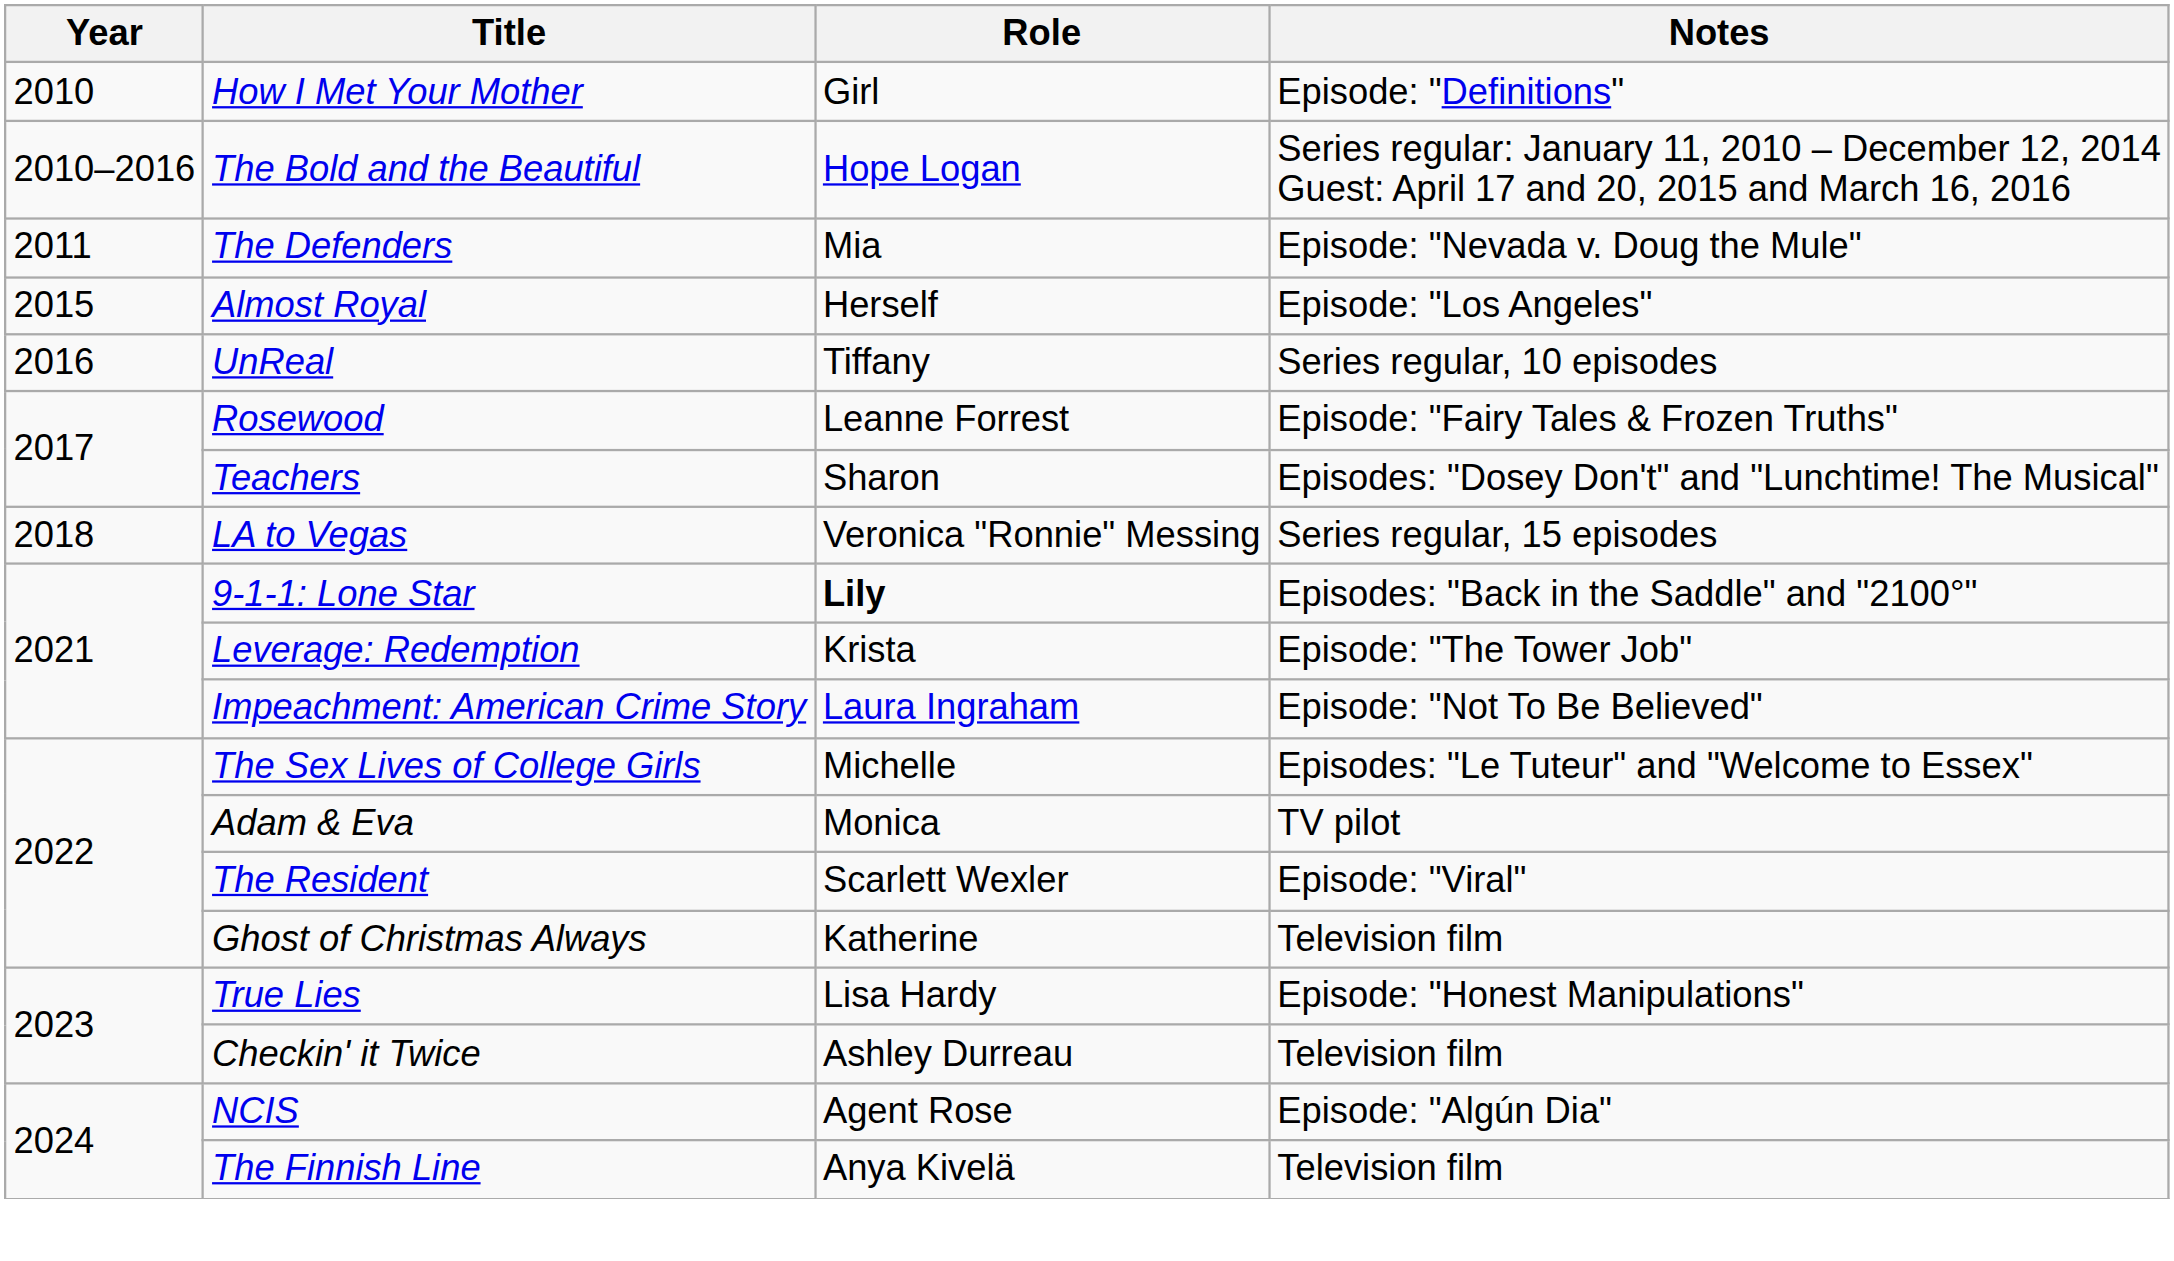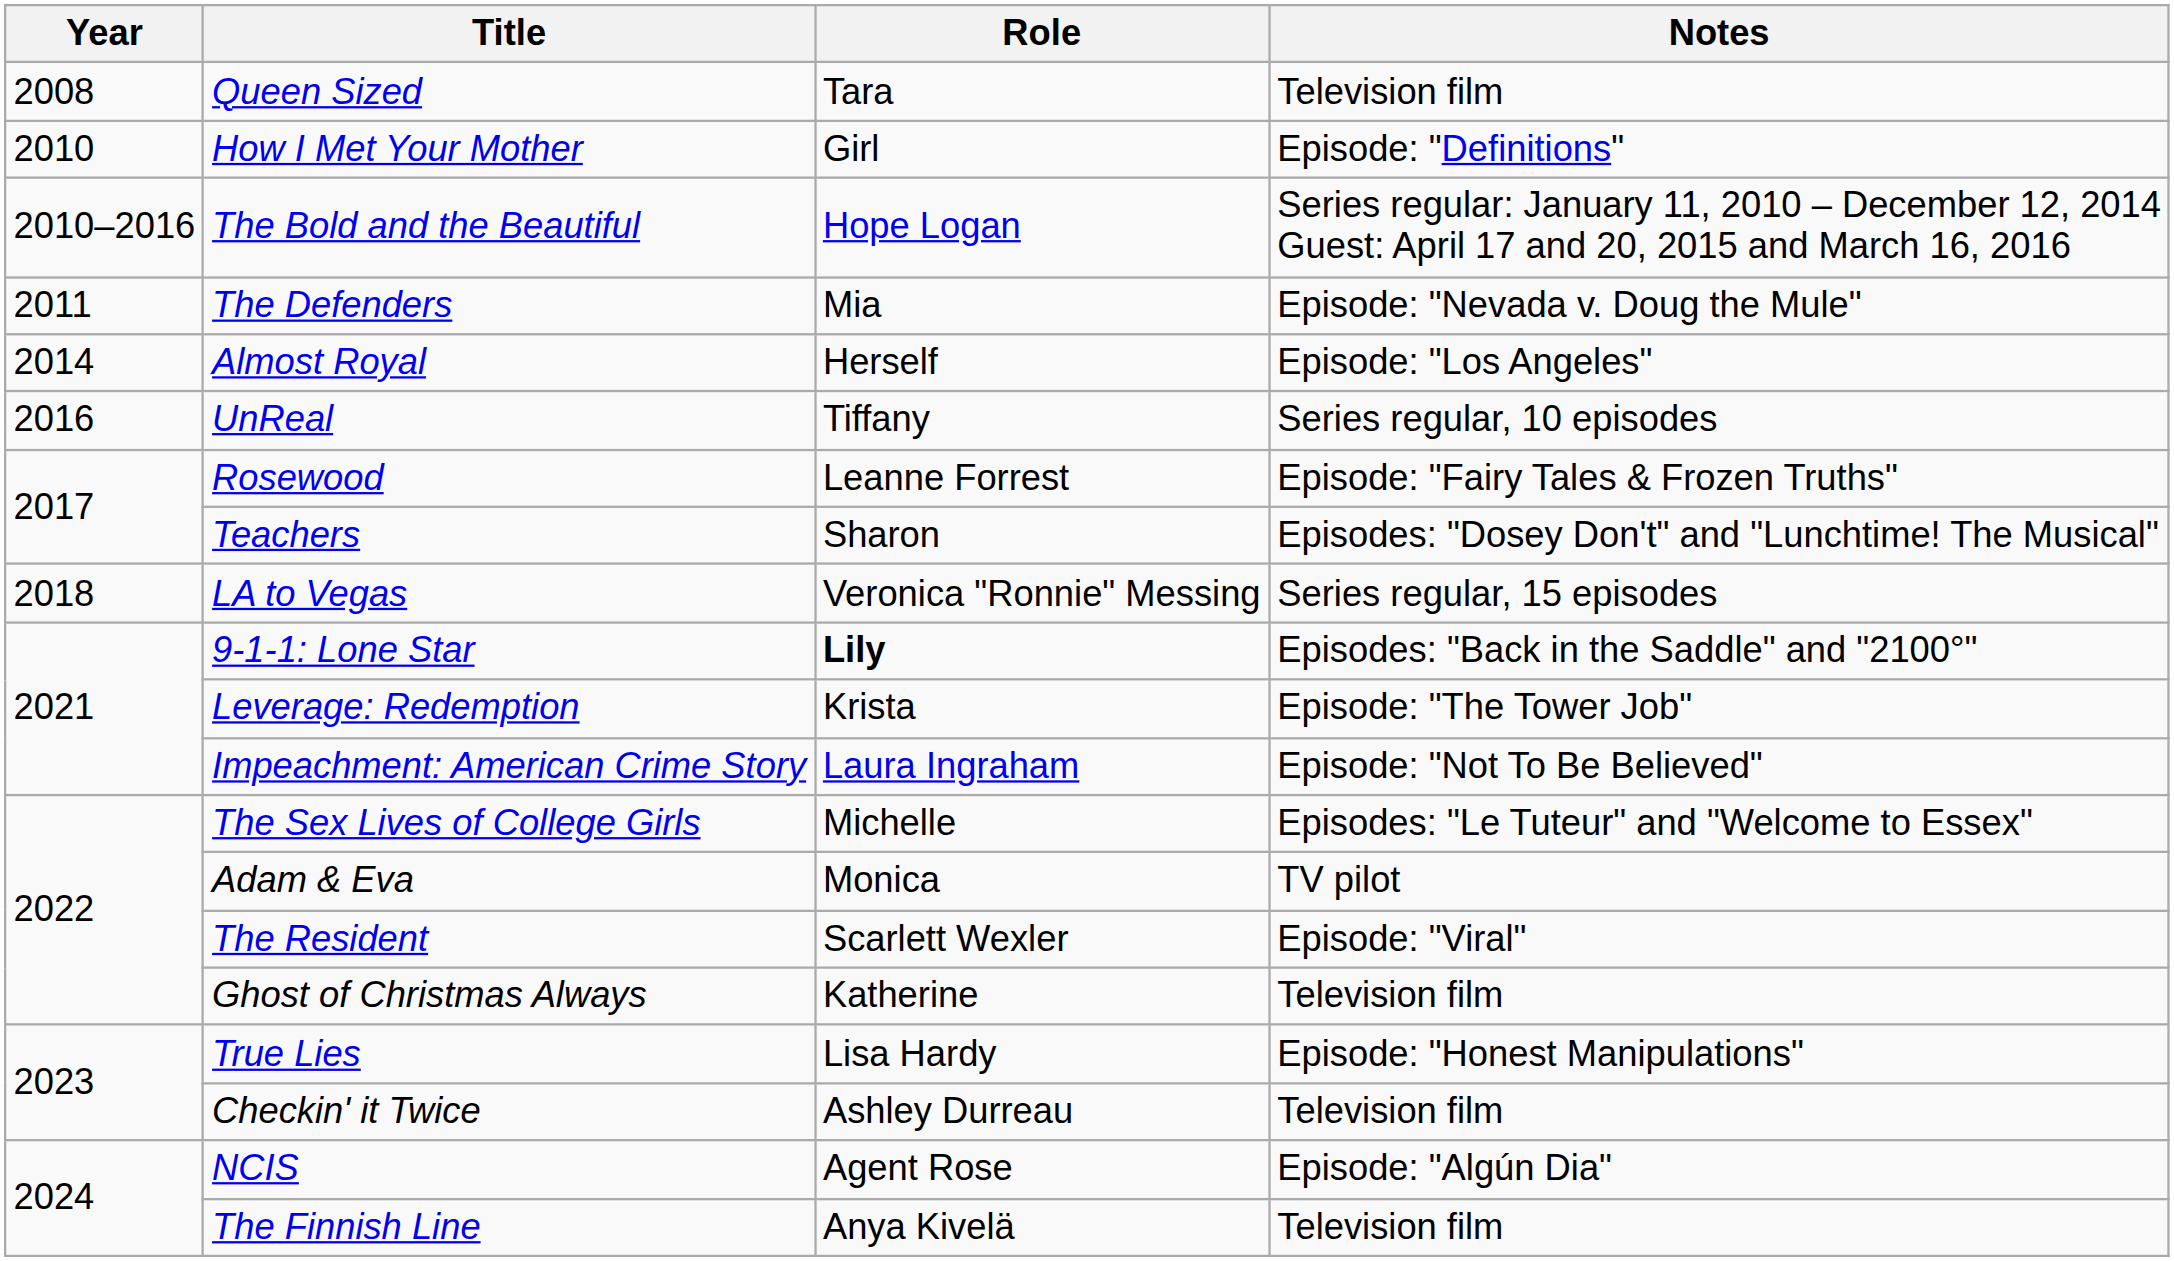+ row: (317, 90)
(54, 304) 2015 -> (54, 362) 2014
